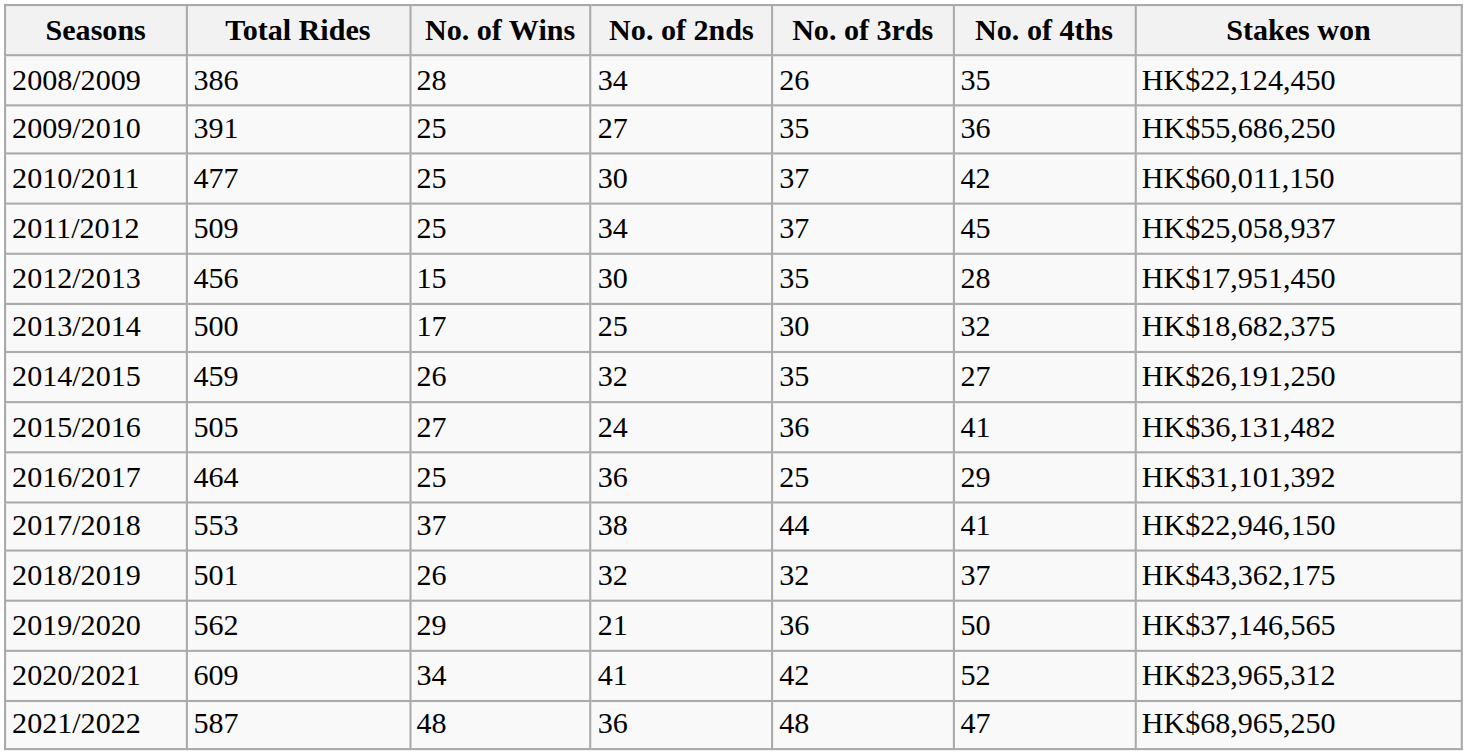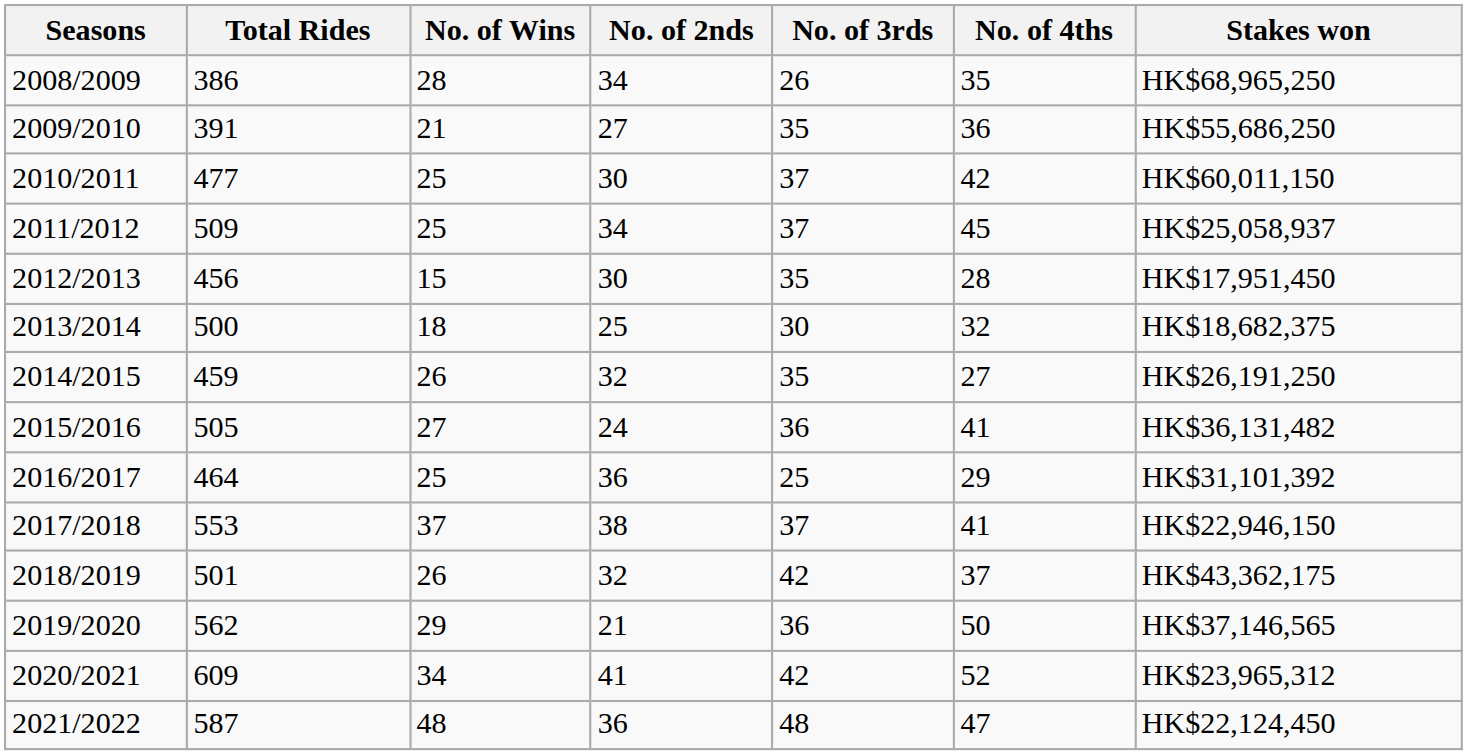(1239, 79) HK$22,124,450 -> (1239, 79) HK$68,965,250
(432, 128) 25 -> (432, 128) 21
(432, 327) 17 -> (432, 327) 18
(794, 526) 44 -> (794, 526) 37
(794, 575) 32 -> (794, 575) 42
(1239, 724) HK$68,965,250 -> (1239, 724) HK$22,124,450
